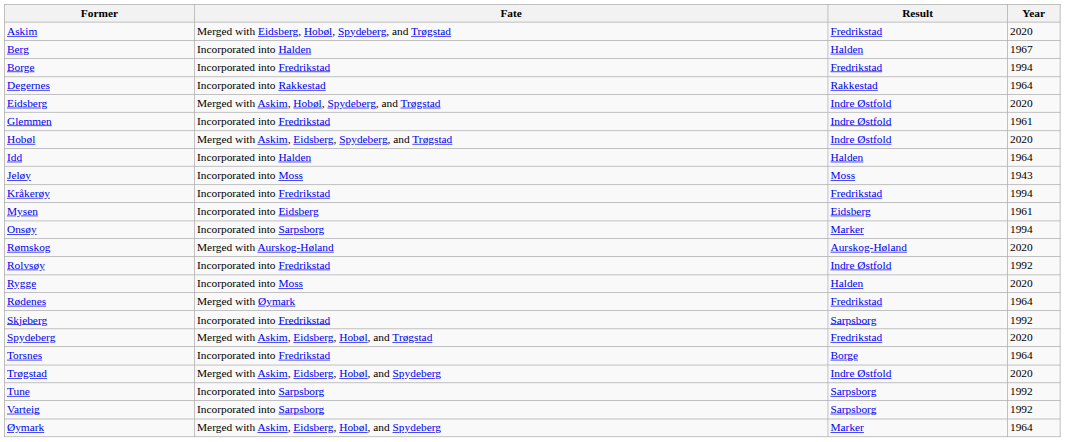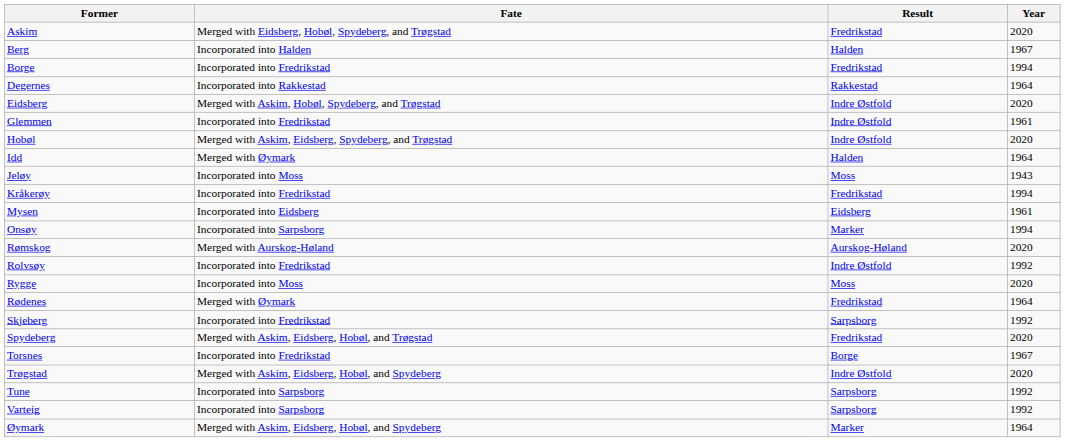(254, 157) Incorporated into Halden -> (246, 157) Merged with Øymark
(847, 283) Halden -> (843, 283) Moss
(1021, 355) 1964 -> (1021, 355) 1967
